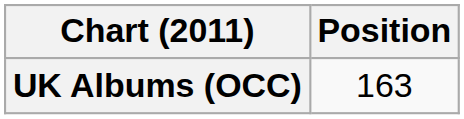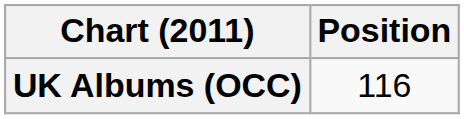(384, 85) 163 -> (384, 85) 116
